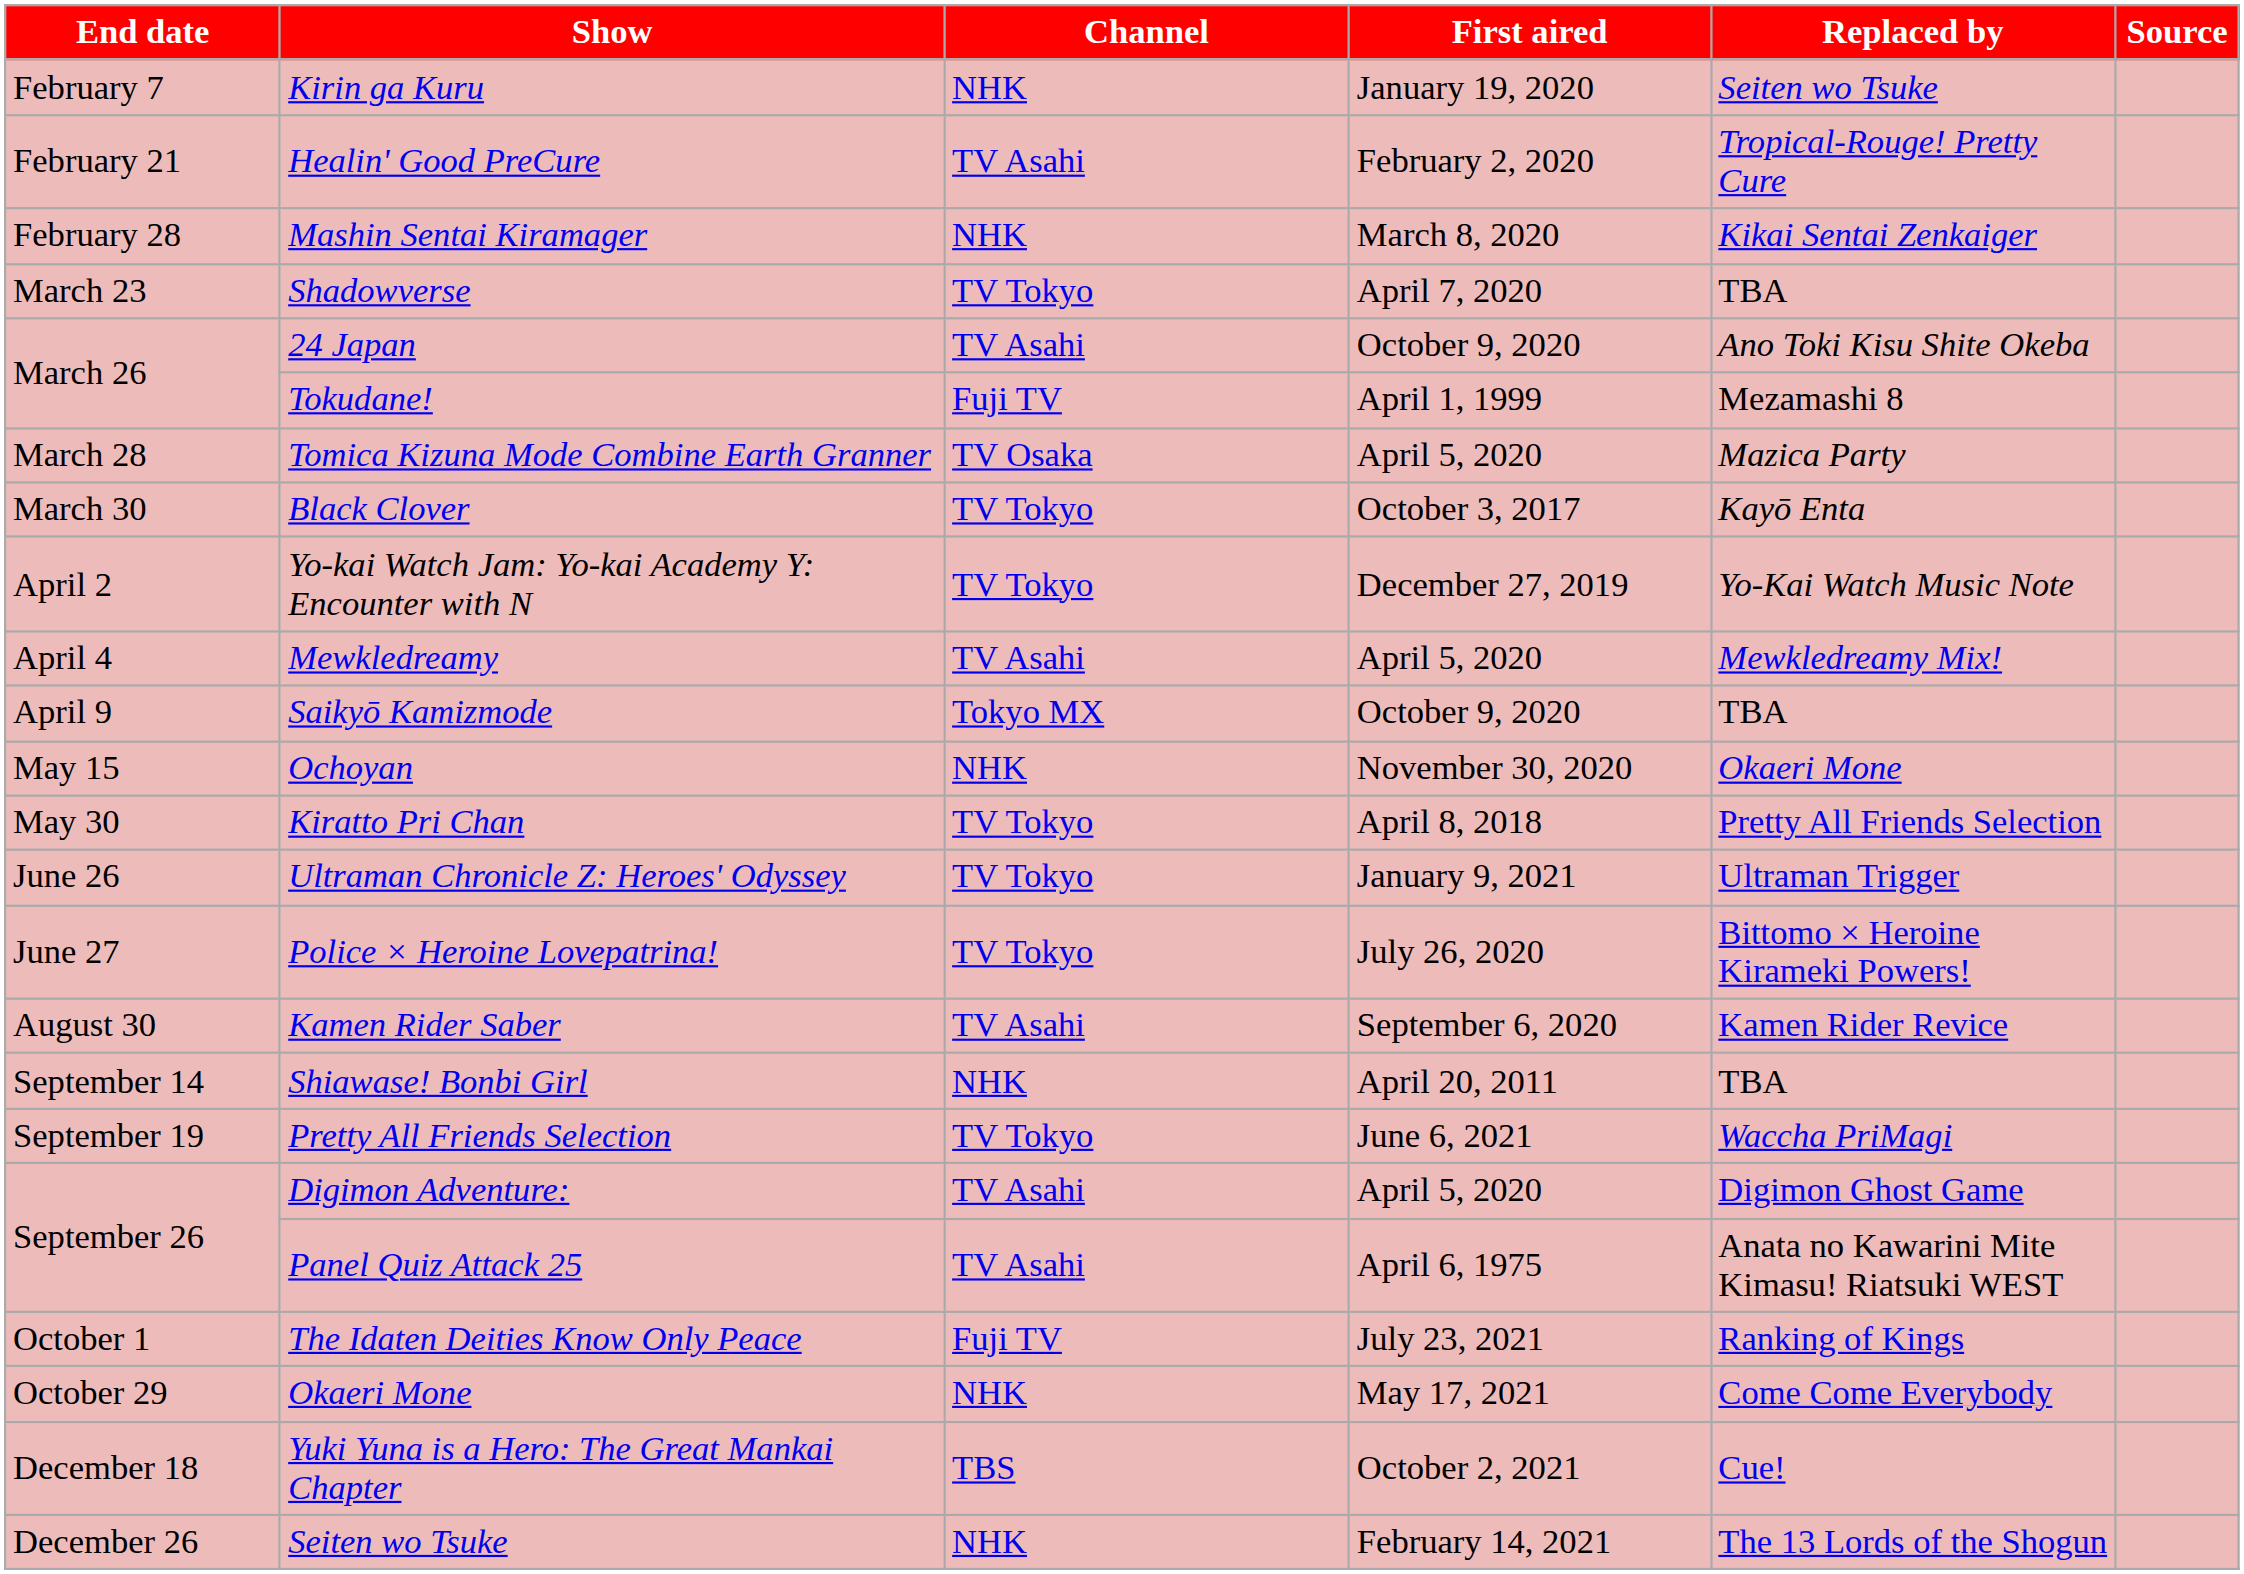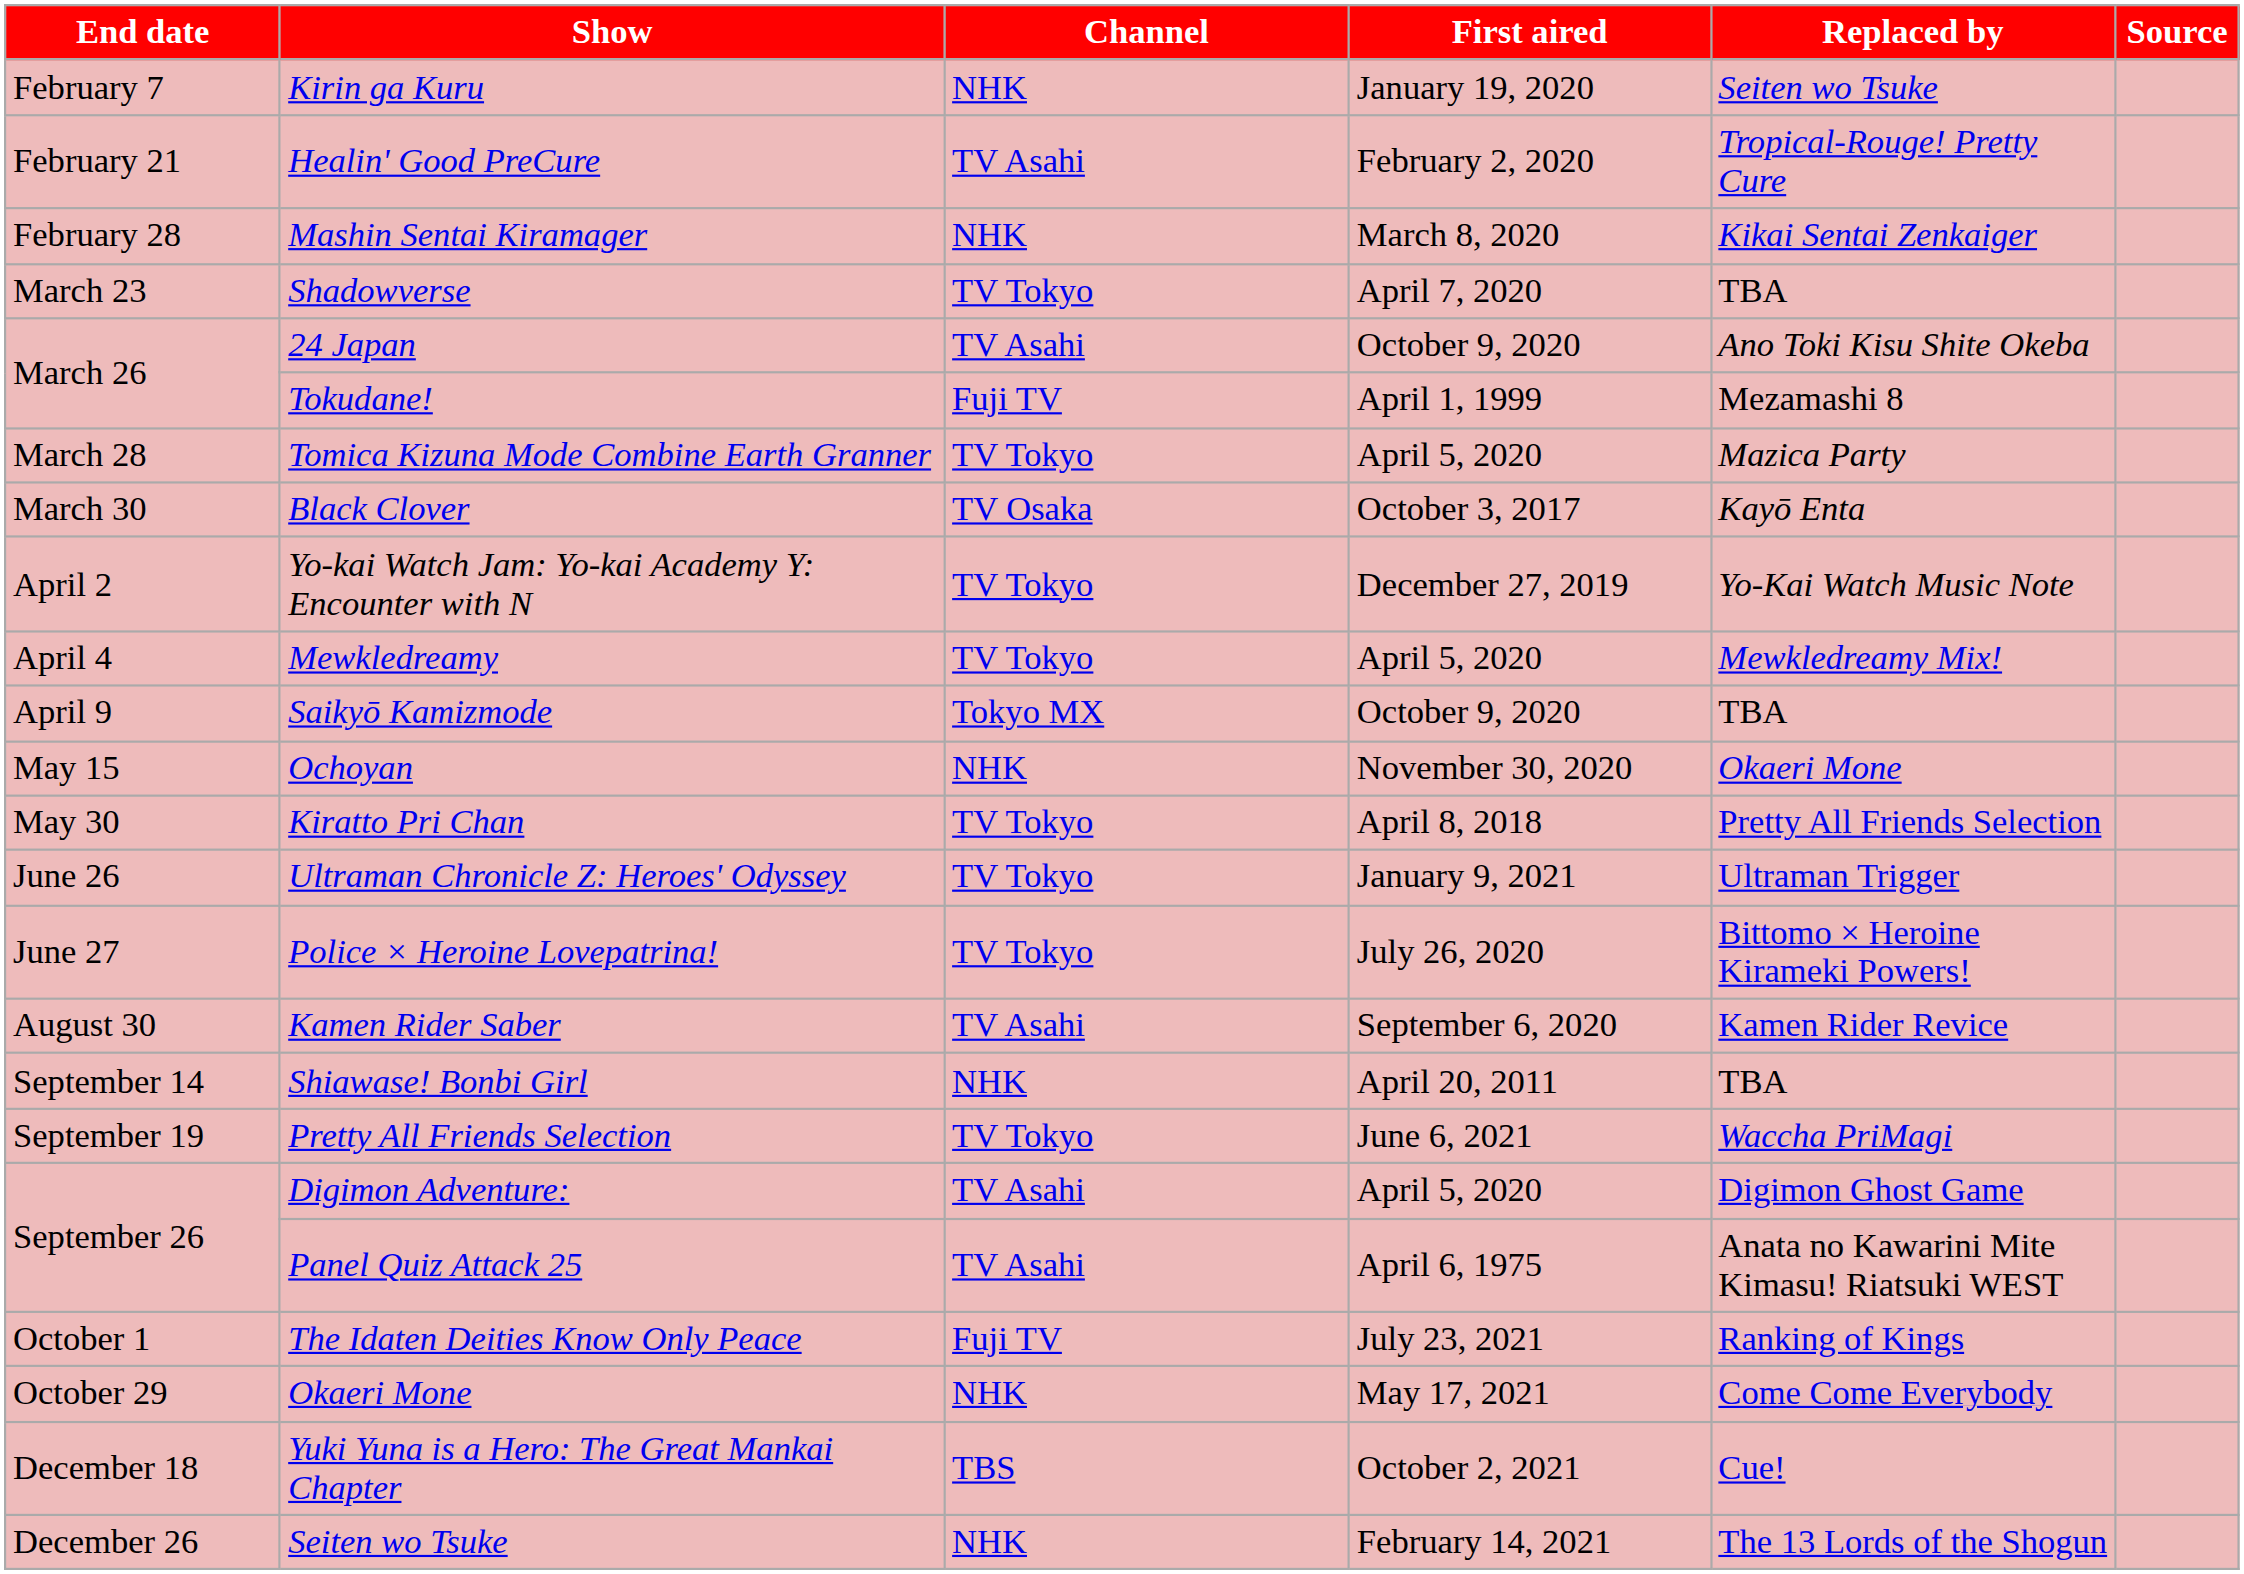(1022, 454) TV Osaka -> (1023, 454) TV Tokyo
(1023, 509) TV Tokyo -> (1022, 509) TV Osaka
(1019, 657) TV Asahi -> (1023, 657) TV Tokyo
